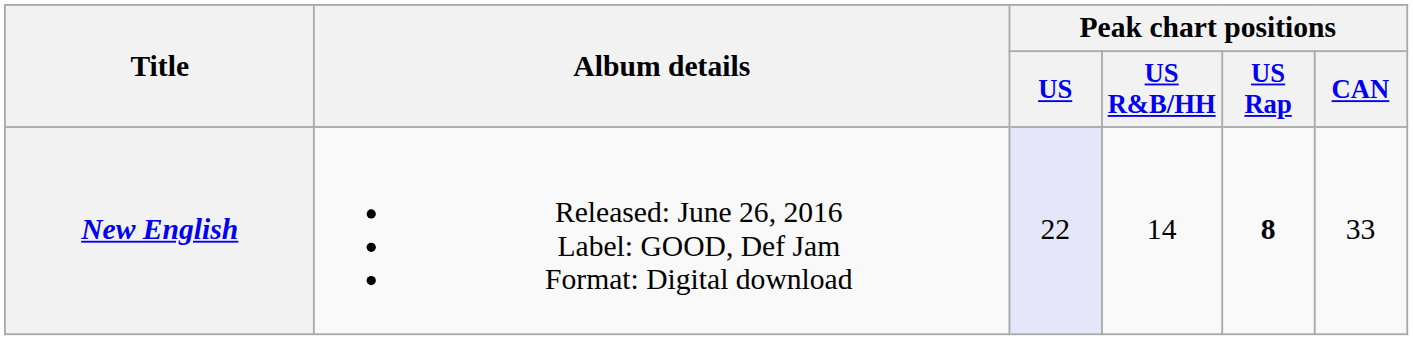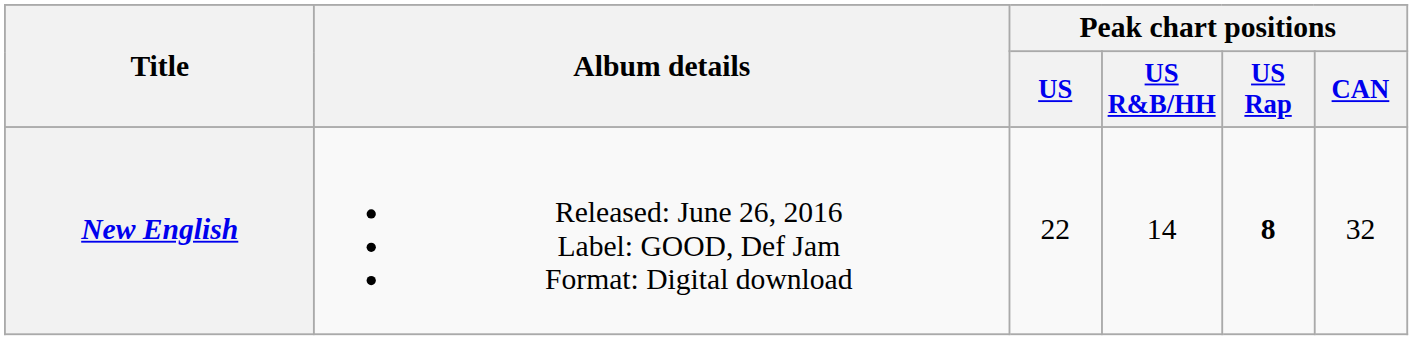(1055, 229) lavender background -> (1055, 229) no background
(1360, 229) 33 -> (1360, 229) 32
